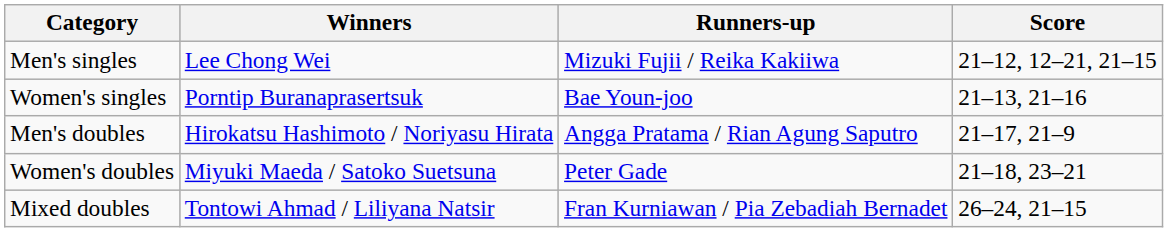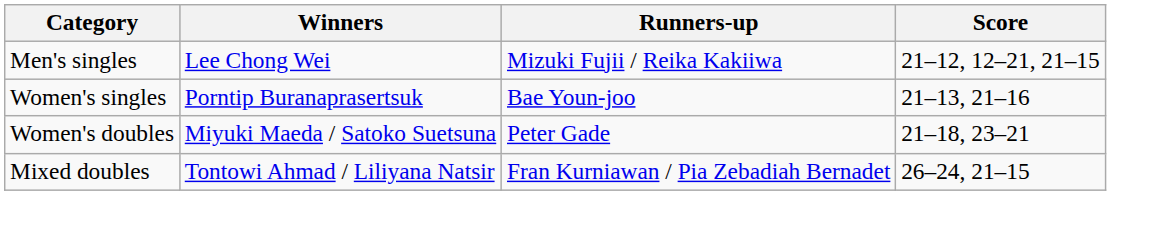- row: (77, 134)
